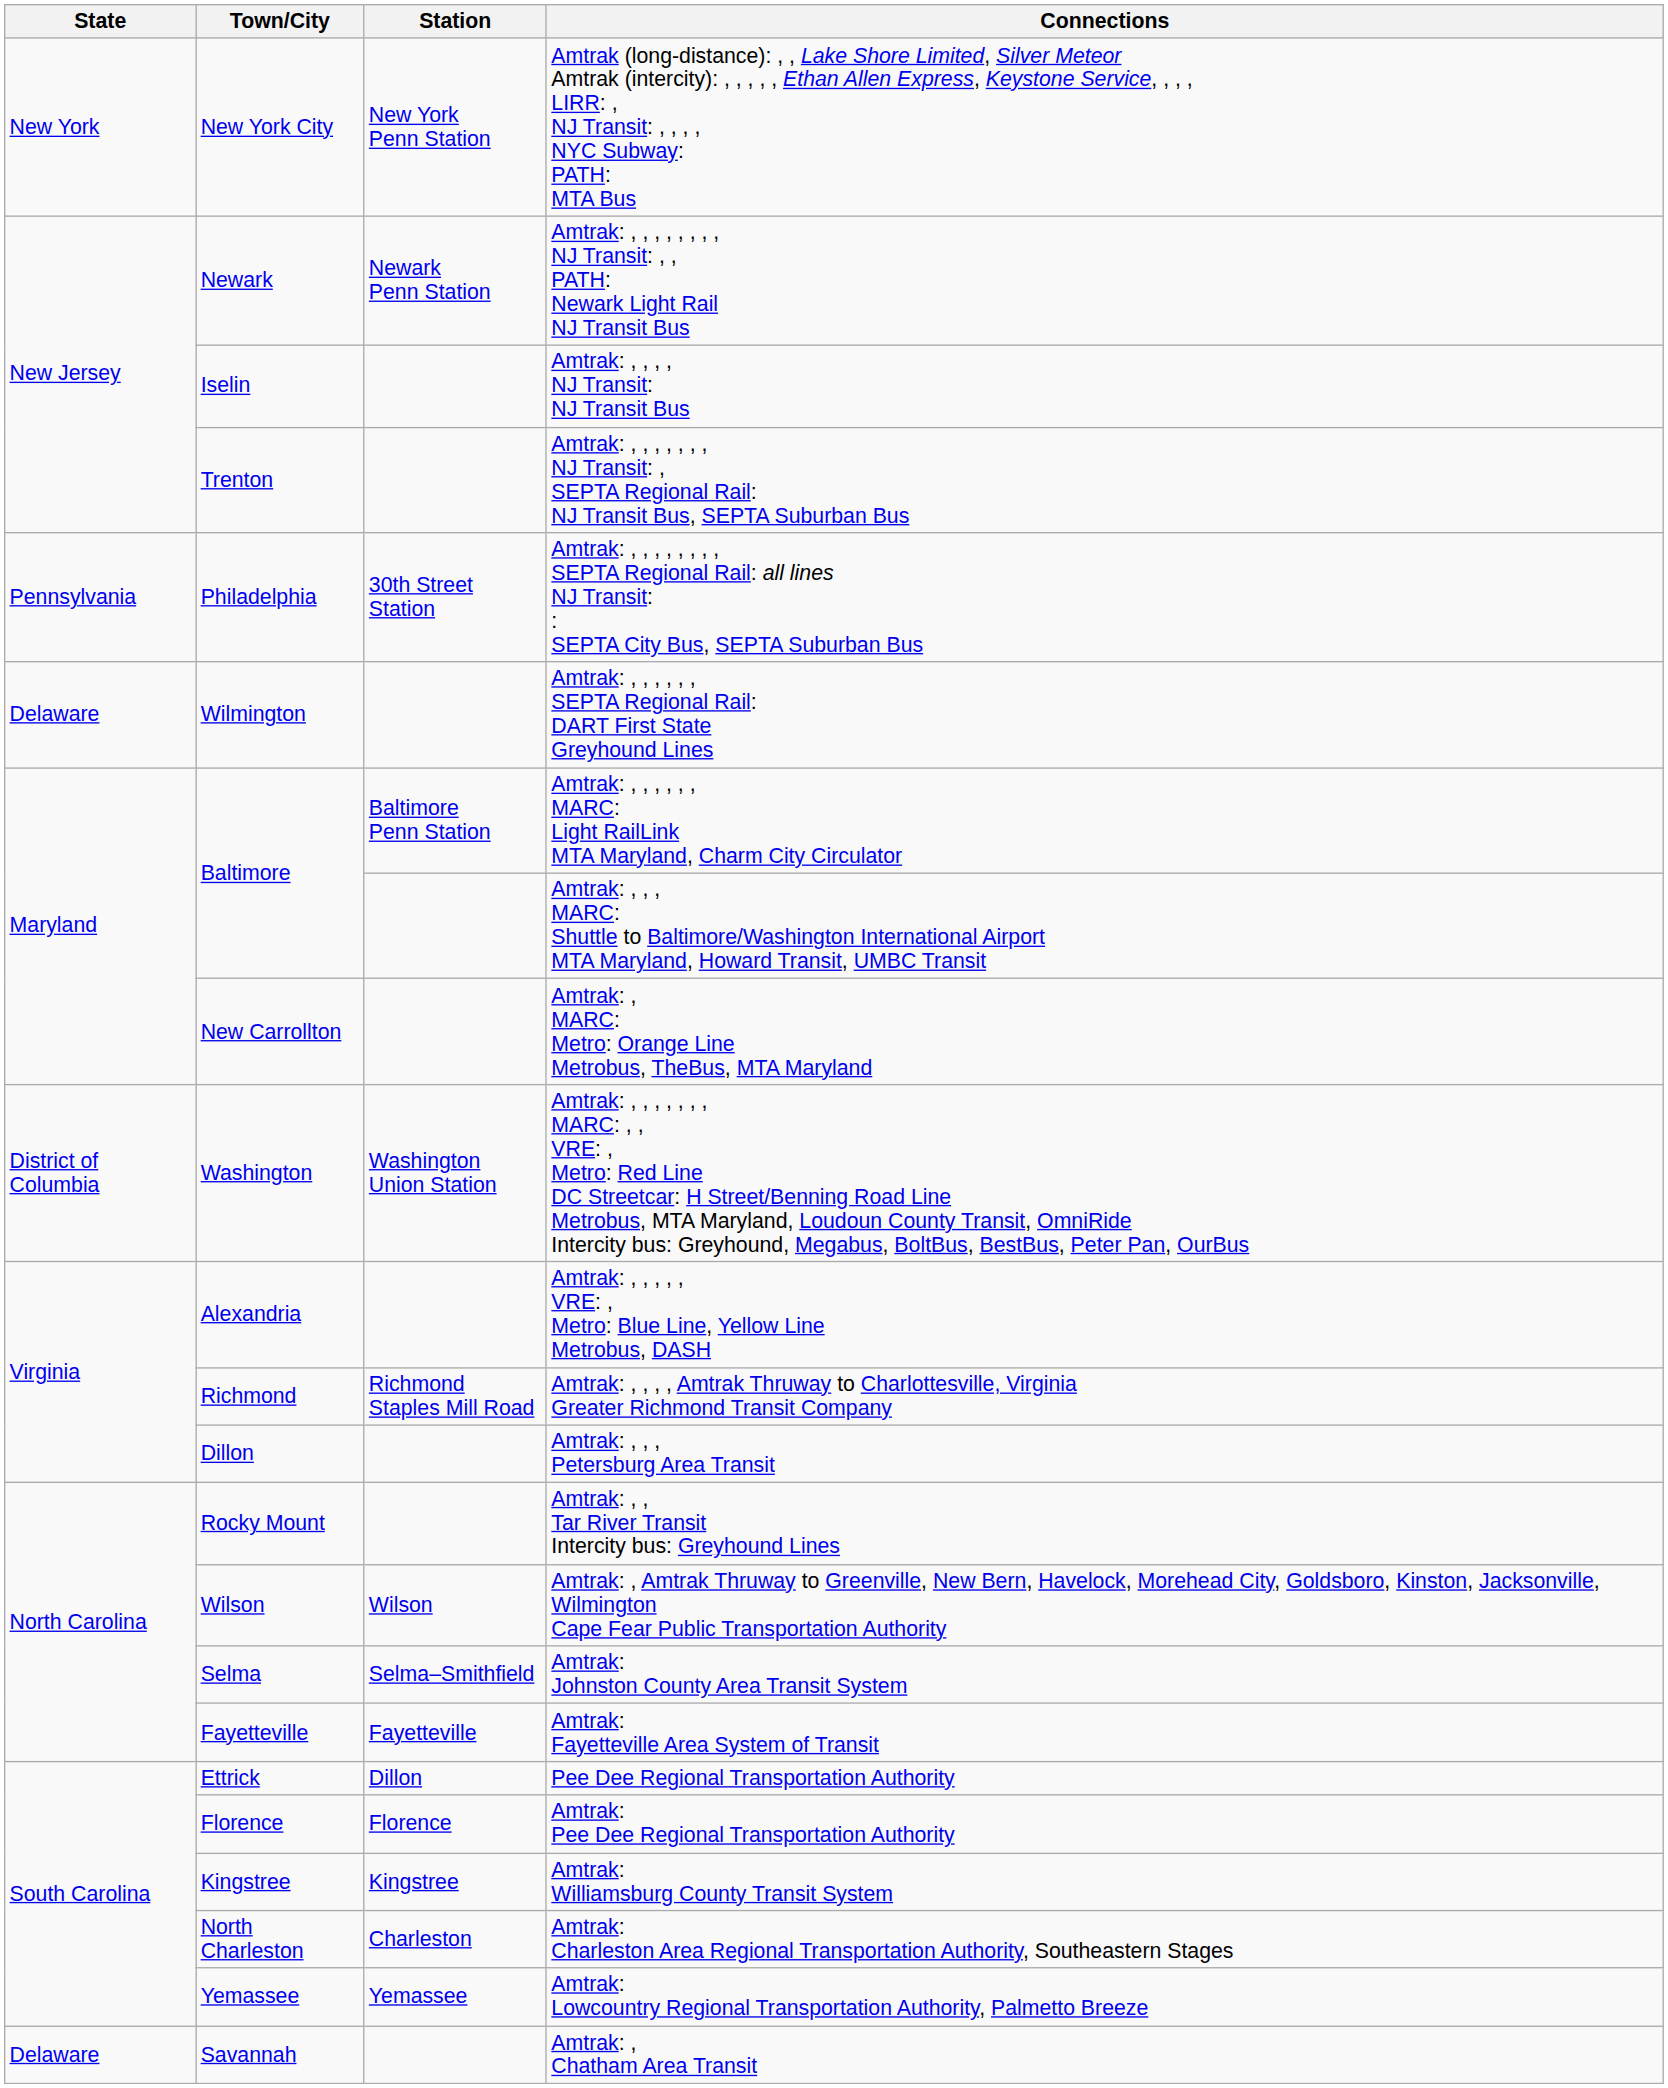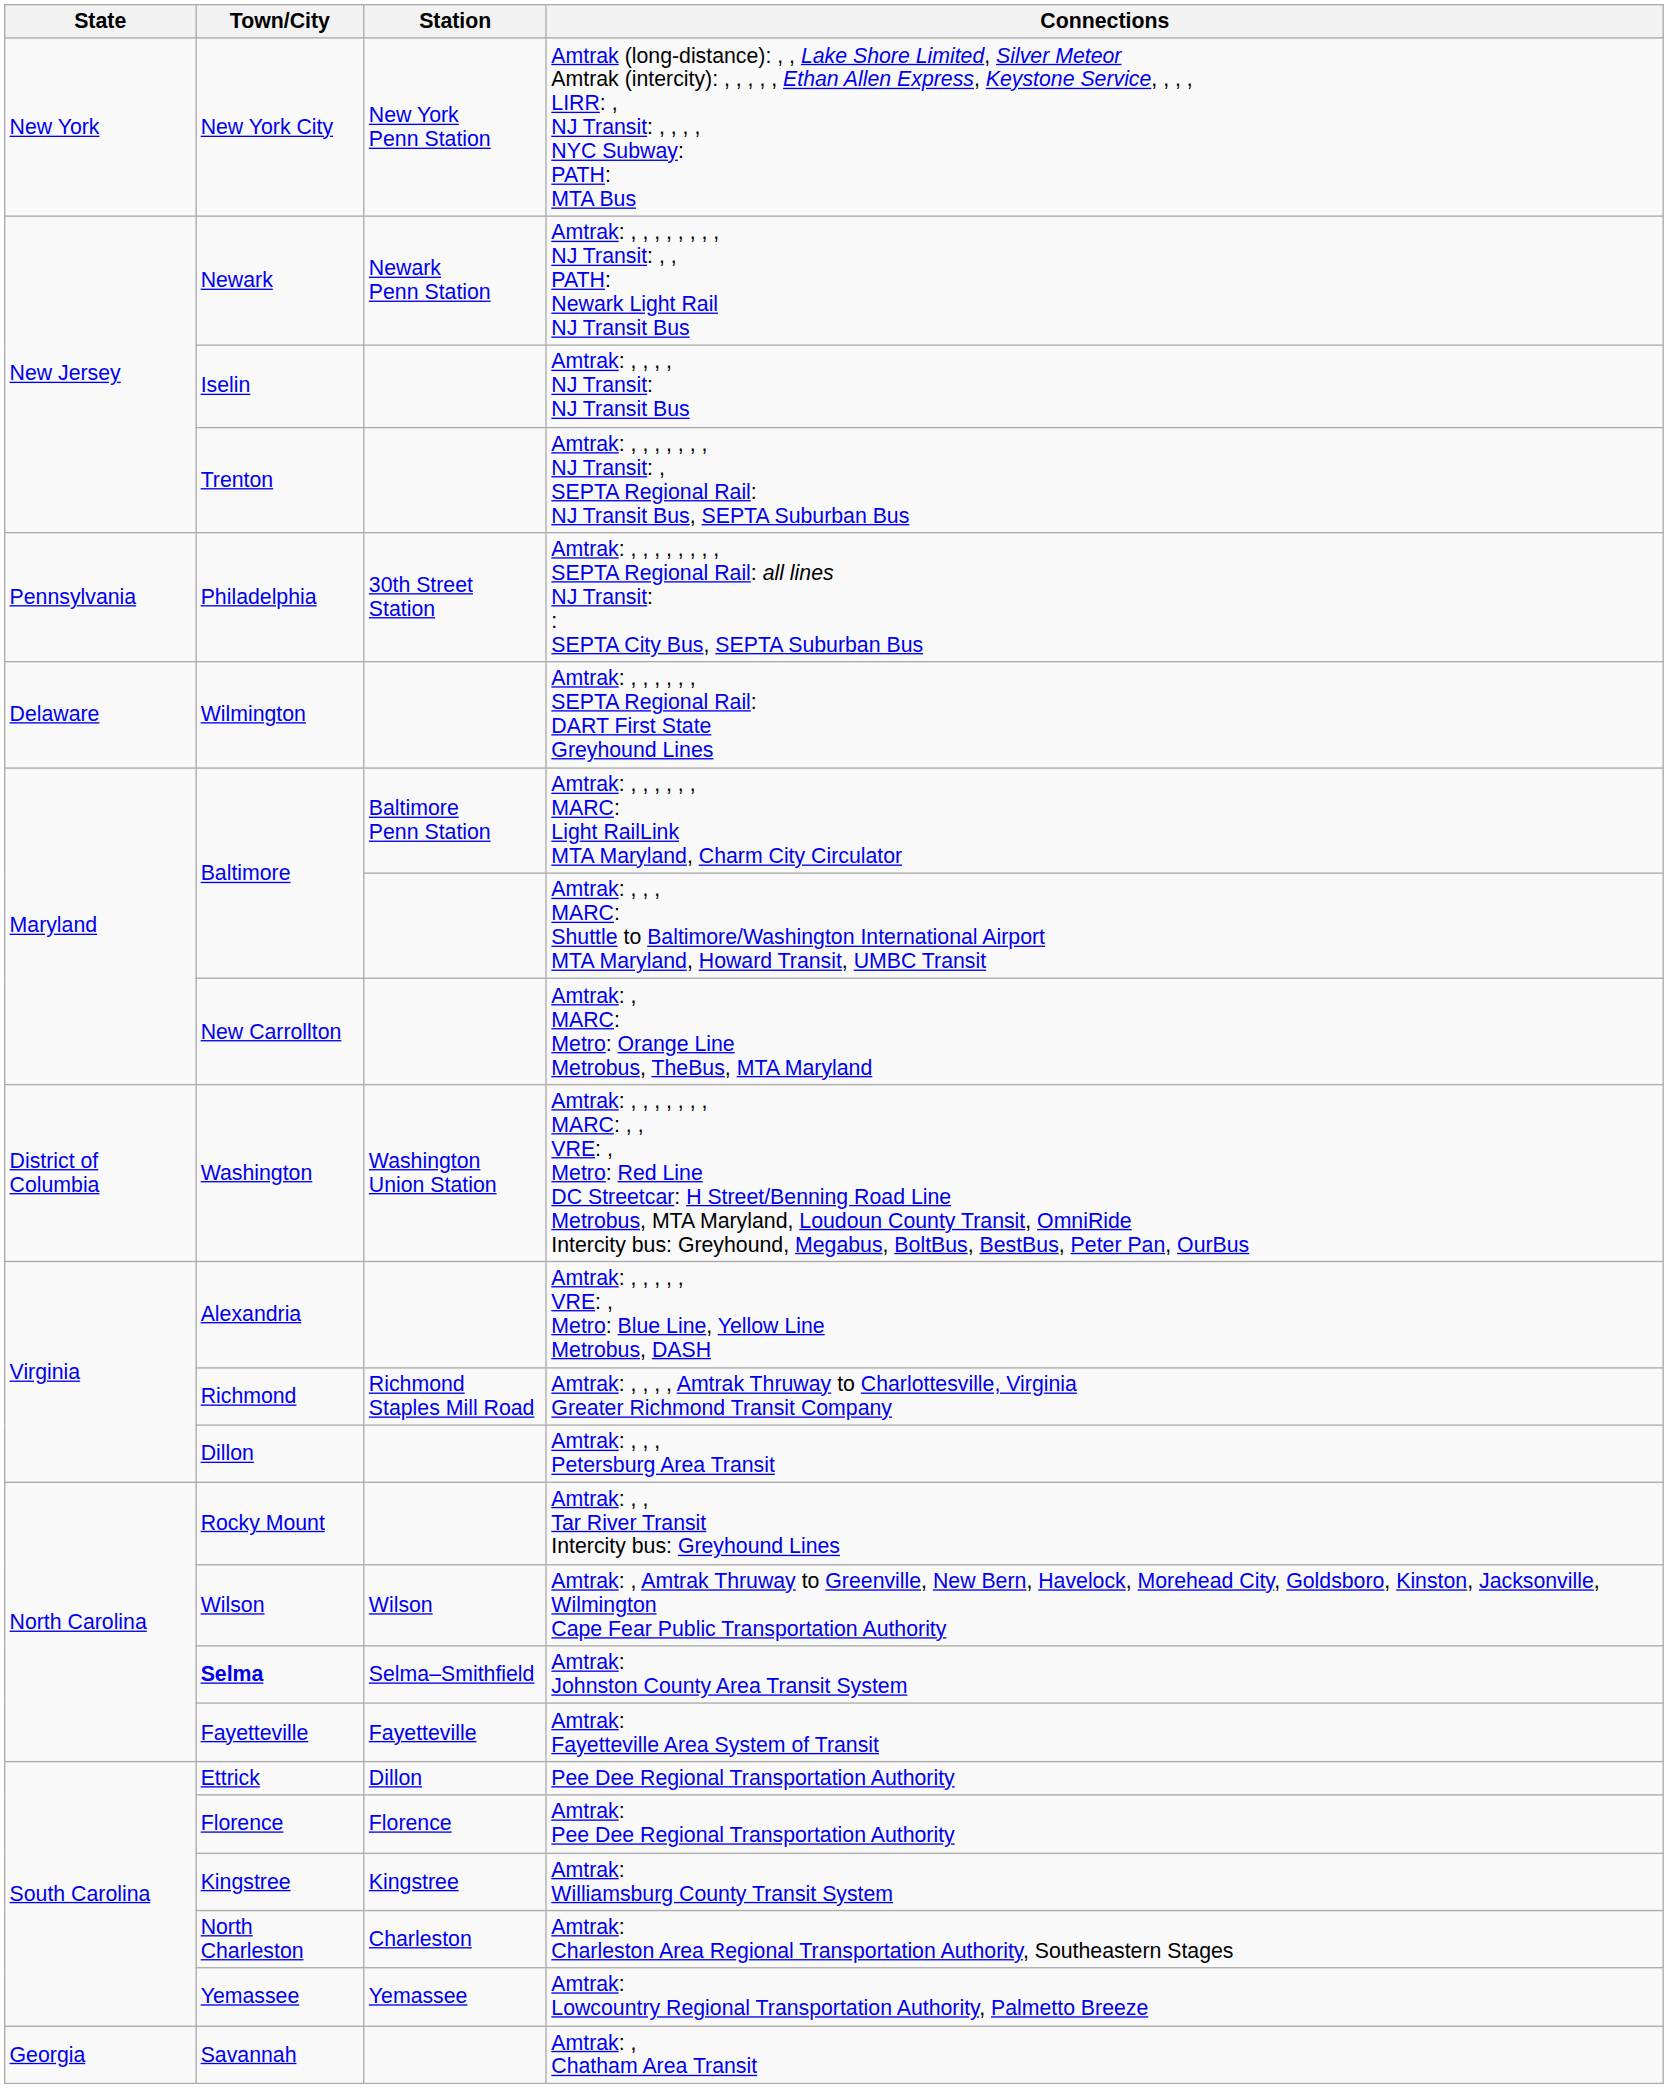(231, 1674) normal -> (232, 1674) bold
(55, 2054) Delaware -> (47, 2054) Georgia
